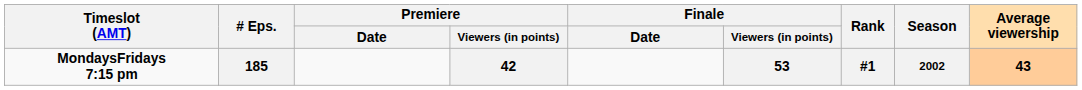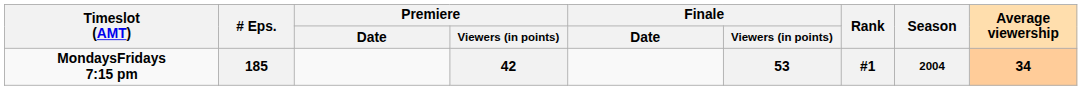(932, 67) 2002 -> (932, 67) 2004
(1023, 66) 43 -> (1023, 66) 34
